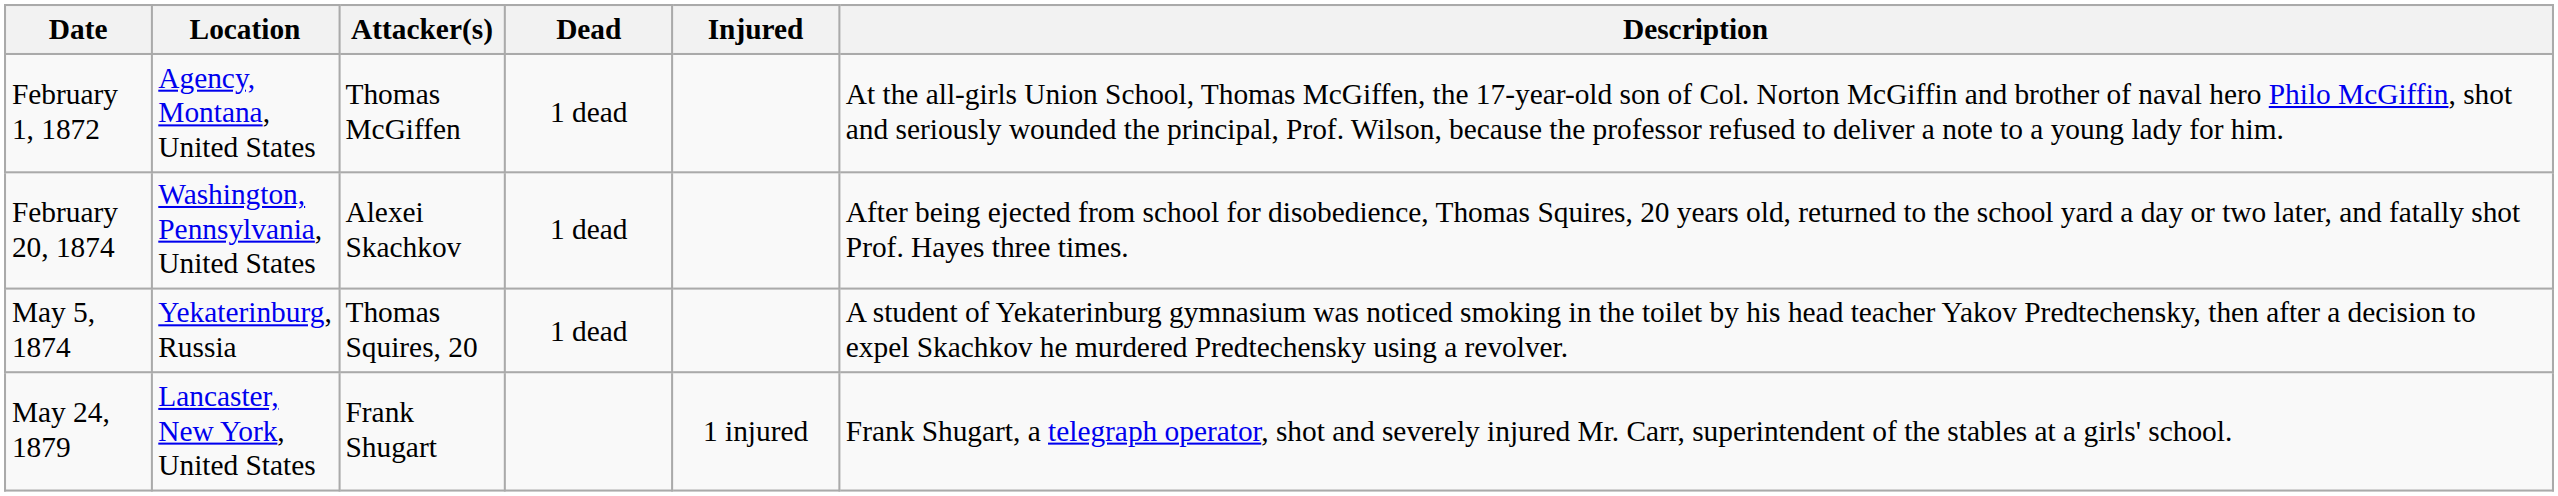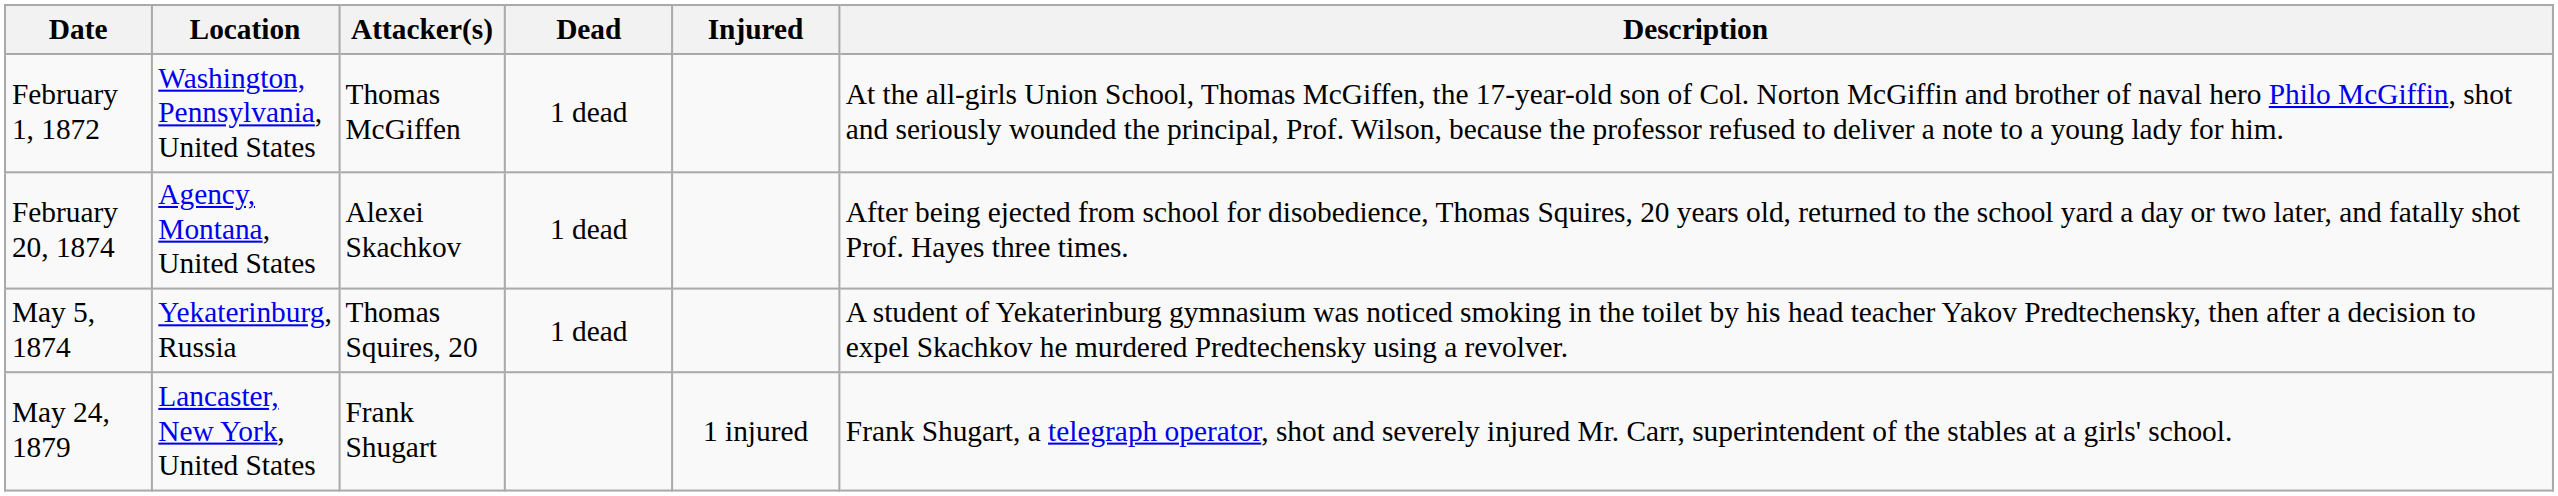(237, 112) Agency, Montana, United States -> (240, 112) Washington, Pennsylvania, United States
(240, 230) Washington, Pennsylvania, United States -> (237, 230) Agency, Montana, United States
